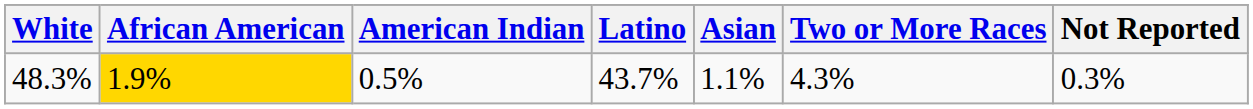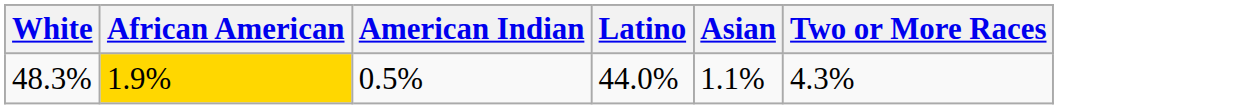- column: (1150, 28)
(638, 77) 43.7% -> (638, 77) 44.0%
